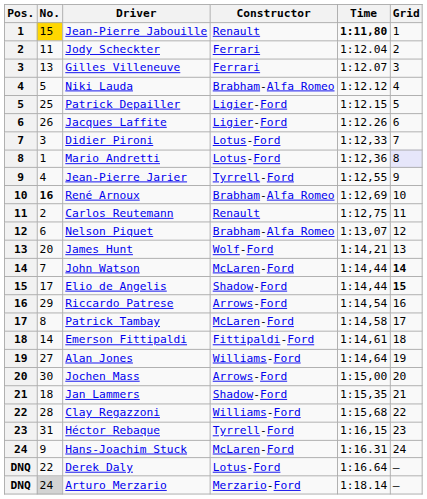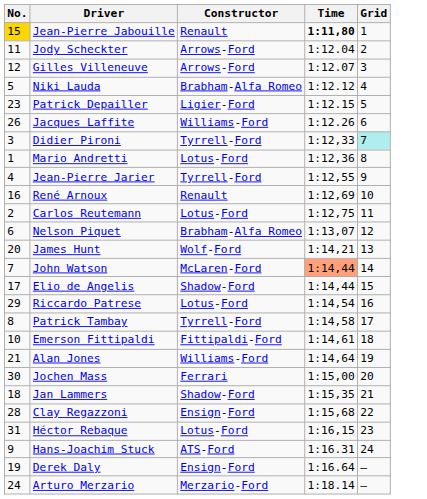- column: (21, 14)
(236, 50) Ferrari -> (217, 50) Arrows-Ford
(46, 68) 13 -> (14, 68) 12
(236, 68) Ferrari -> (217, 68) Arrows-Ford
(46, 105) 25 -> (14, 105) 23
(250, 123) Ligier-Ford -> (224, 123) Williams-Ford
(247, 141) Lotus-Ford -> (221, 141) Tyrrell-Ford
(396, 141) no background -> (364, 141) paleturquoise background
(396, 159) lavender background -> (364, 159) no background
(46, 195) bold -> (14, 195) normal
(274, 195) Brabham-Alfa Romeo -> (204, 195) Renault
(236, 213) Renault -> (214, 213) Lotus-Ford
(364, 268) no background -> (331, 268) lightsalmon background
(399, 268) bold -> (367, 268) normal
(399, 286) bold -> (367, 286) normal
(250, 304) Arrows-Ford -> (214, 304) Lotus-Ford
(253, 322) McLaren-Ford -> (221, 322) Tyrrell-Ford
(46, 340) 14 -> (14, 340) 10
(46, 359) 27 -> (14, 359) 21
(250, 377) Arrows-Ford -> (204, 377) Ferrari
(257, 413) Williams-Ford -> (217, 413) Ensign-Ford
(253, 431) Tyrrell-Ford -> (214, 431) Lotus-Ford
(253, 449) McLaren-Ford -> (207, 449) ATS-Ford
(46, 467) 22 -> (14, 467) 19
(247, 467) Lotus-Ford -> (217, 467) Ensign-Ford
(46, 486) lightgrey background -> (14, 486) no background
